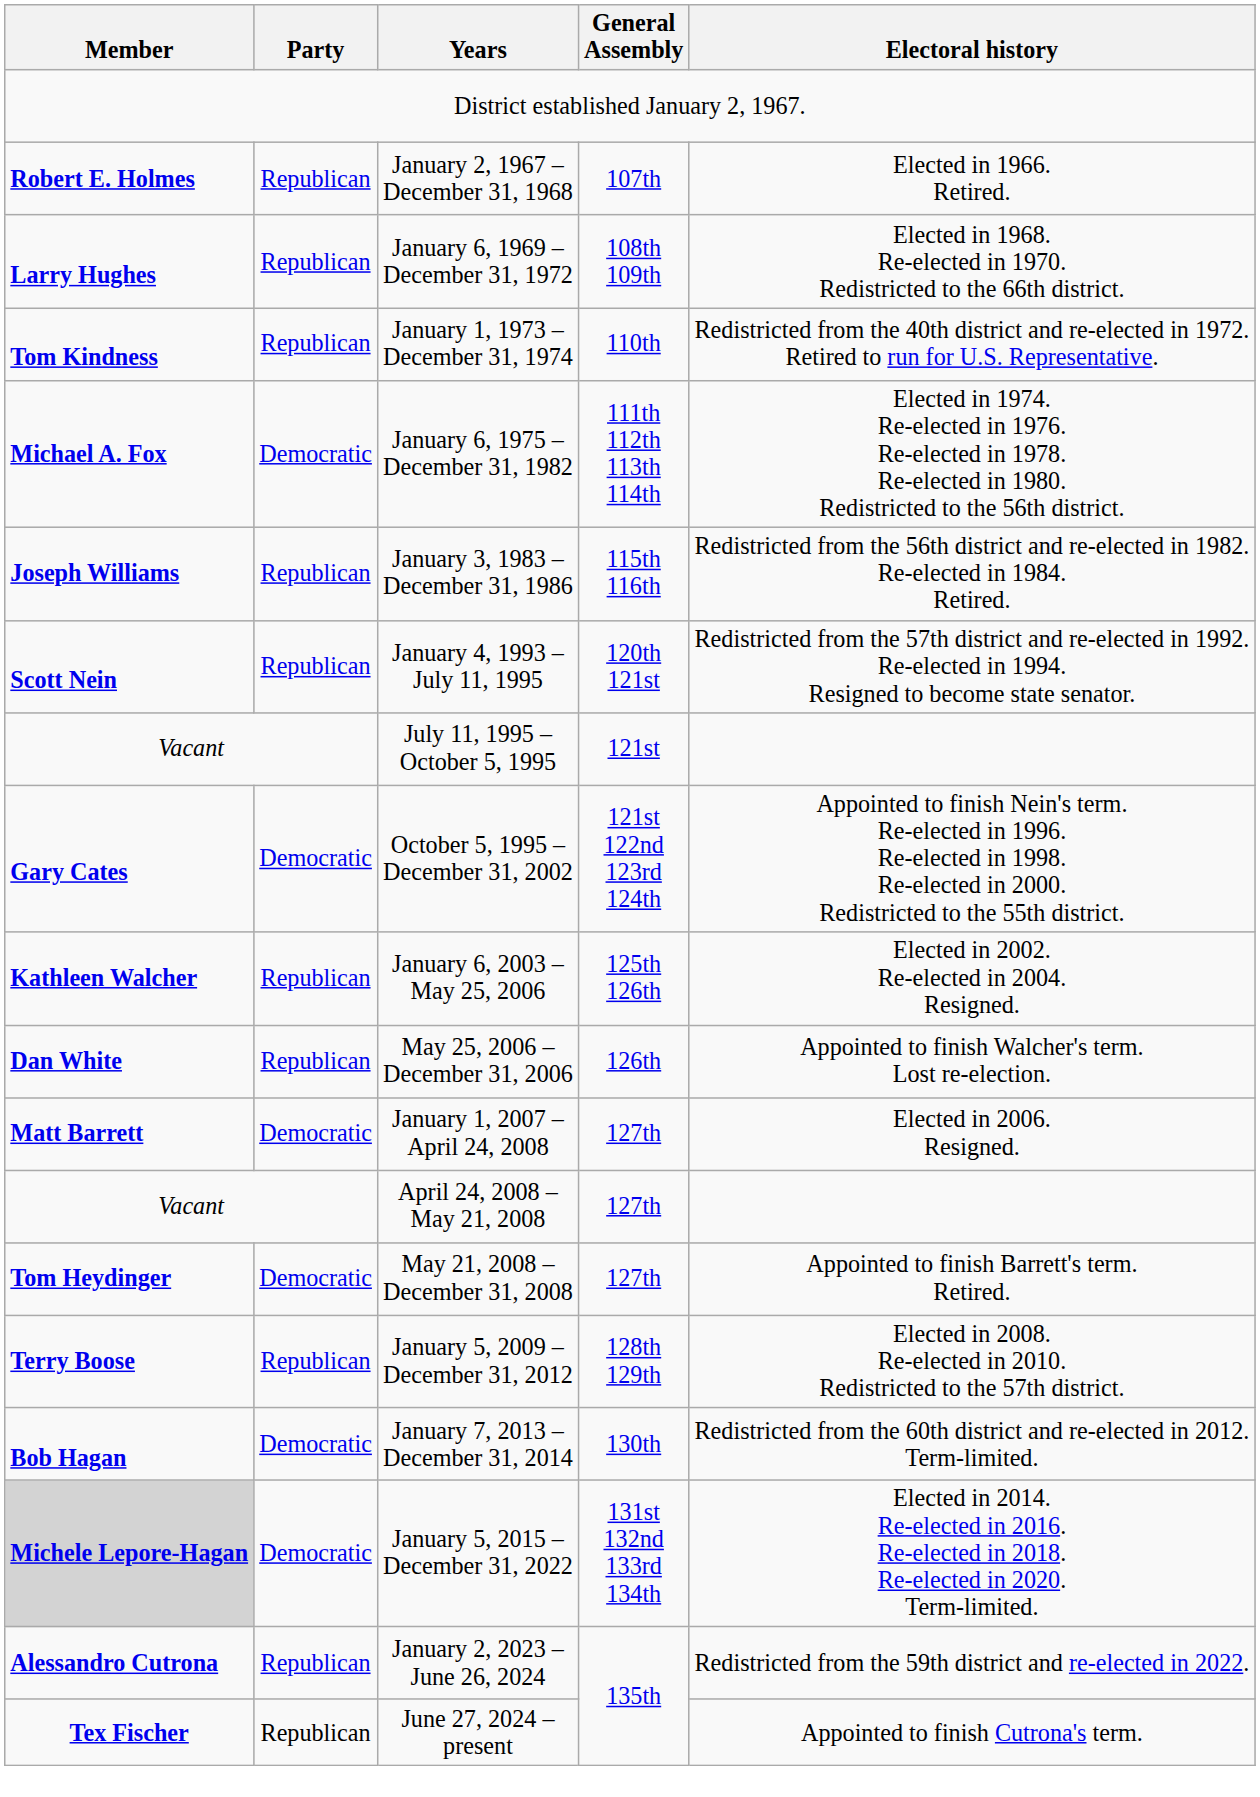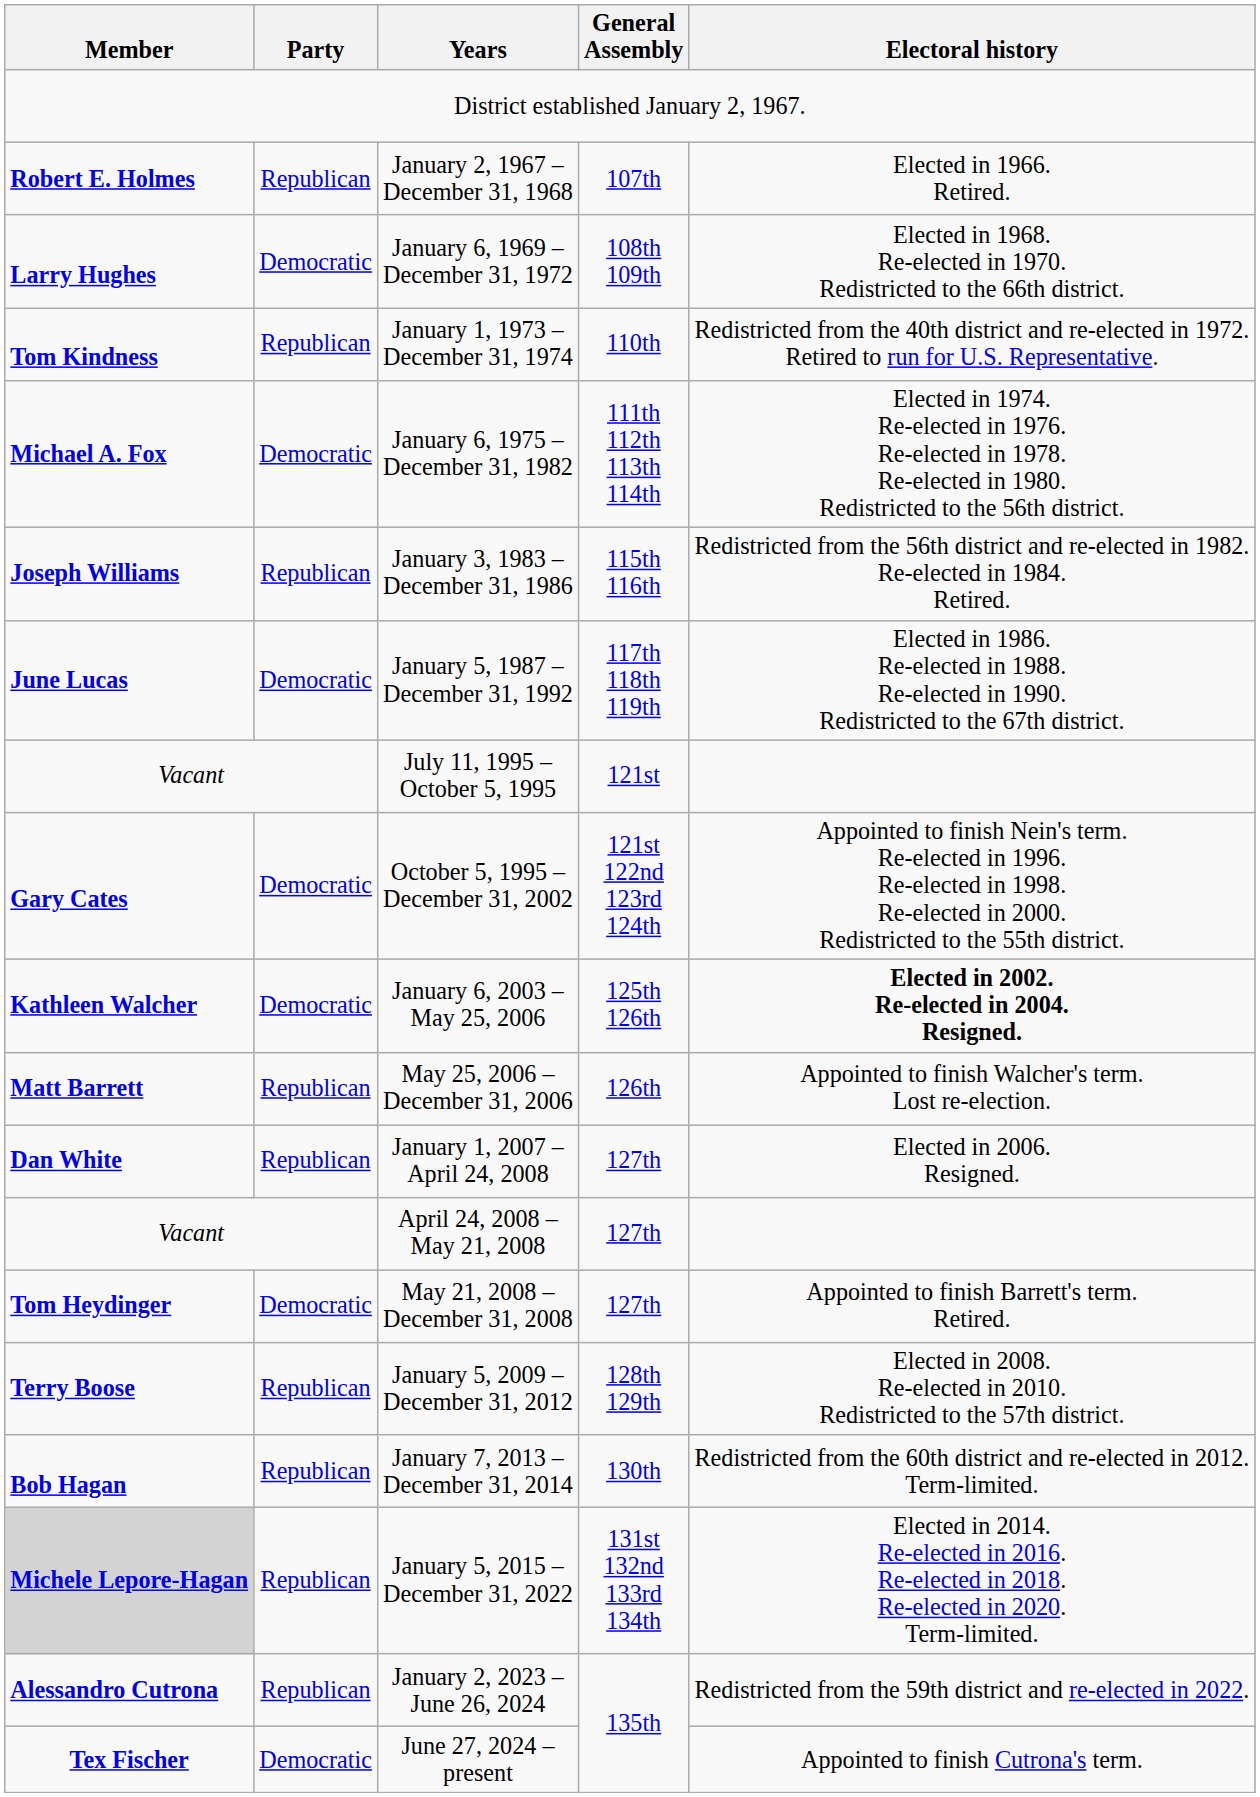(316, 261) Republican -> (316, 261) Democratic
+ row: (478, 679)
- row: (478, 666)
(316, 978) Republican -> (316, 1005) Democratic
(972, 978) normal -> (972, 1005) bold
(66, 1060) Dan White -> (77, 1088) Matt Barrett
(77, 1133) Matt Barrett -> (66, 1160) Dan White
(316, 1133) Democratic -> (316, 1160) Republican
(316, 1443) Democratic -> (316, 1470) Republican
(316, 1553) Democratic -> (316, 1580) Republican
(316, 1732) Republican -> (316, 1759) Democratic
